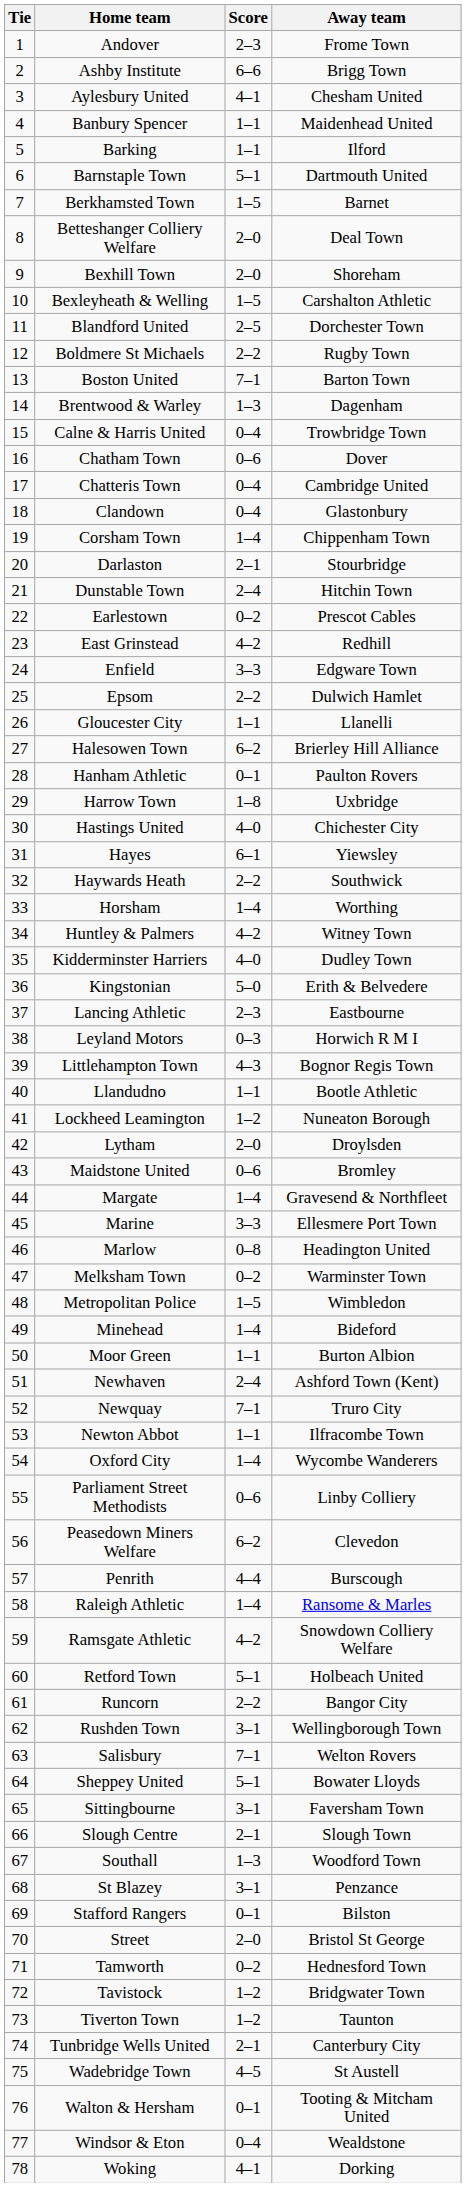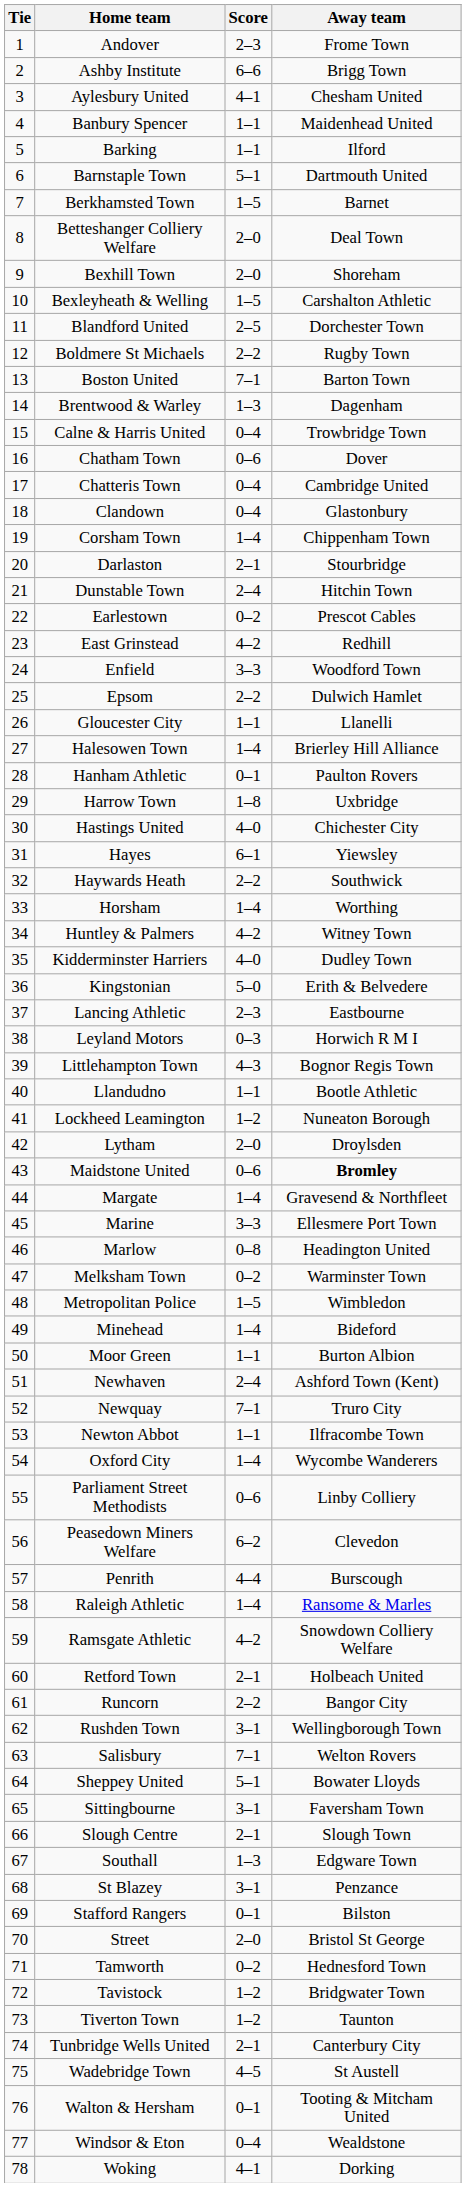(367, 669) Edgware Town -> (367, 669) Woodford Town
(248, 748) 6–2 -> (248, 748) 1–4
(367, 1171) normal -> (367, 1171) bold
(248, 1675) 5–1 -> (248, 1675) 2–1
(367, 1860) Woodford Town -> (367, 1860) Edgware Town
